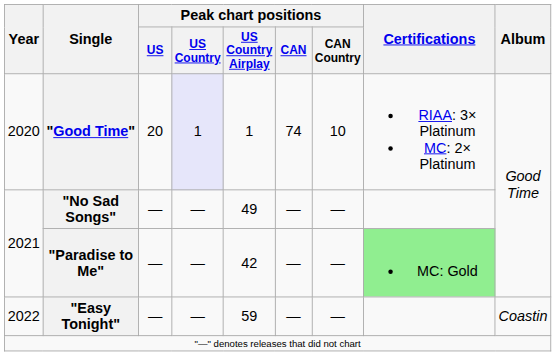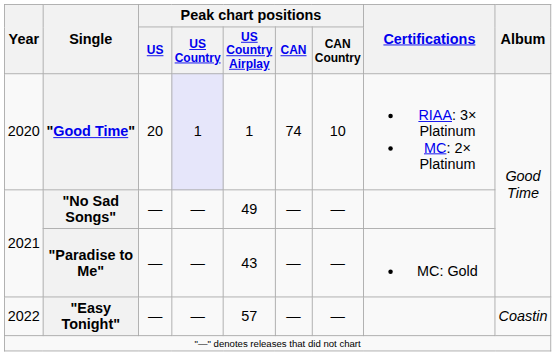(249, 262) 42 -> (249, 262) 43
(429, 271) lightgreen background -> (429, 271) no background
(249, 316) 59 -> (249, 316) 57
